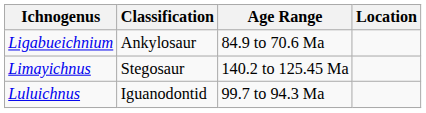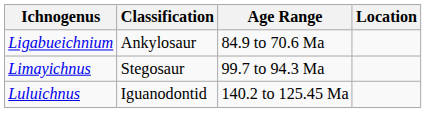(285, 68) 140.2 to 125.45 Ma -> (273, 68) 99.7 to 94.3 Ma
(273, 94) 99.7 to 94.3 Ma -> (285, 94) 140.2 to 125.45 Ma
